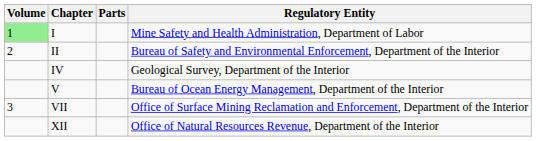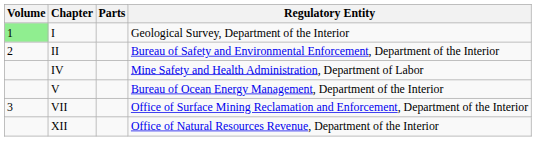(277, 32) Mine Safety and Health Administration, Department of Labor -> (240, 32) Geological Survey, Department of the Interior
(240, 70) Geological Survey, Department of the Interior -> (277, 70) Mine Safety and Health Administration, Department of Labor
